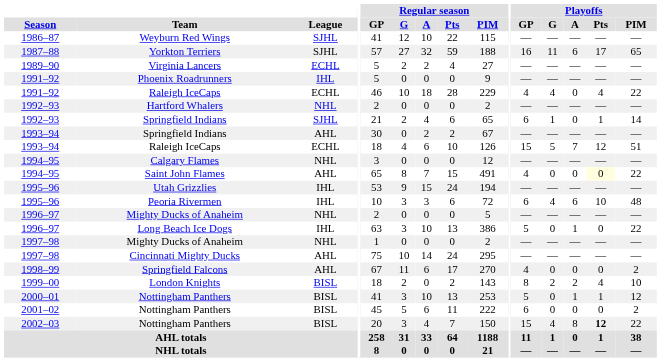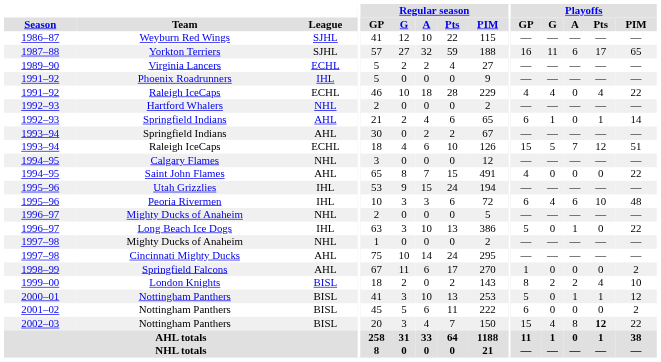(325, 119) SJHL -> (325, 119) AHL
(601, 174) lightyellow background -> (601, 174) no background
(526, 269) 4 -> (526, 269) 1
